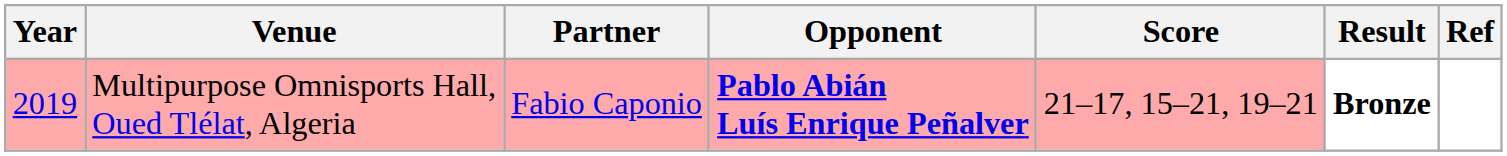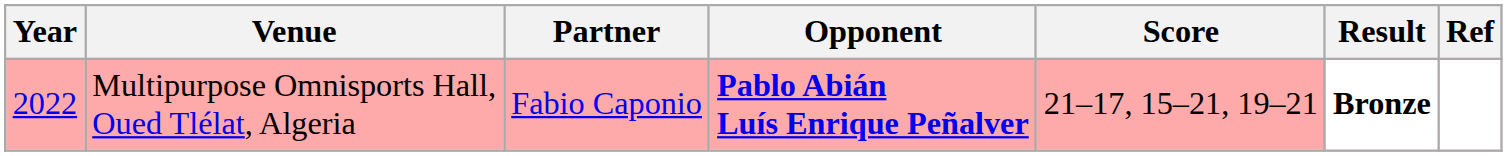(45, 103) 2019 -> (45, 103) 2022
